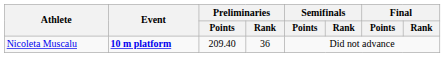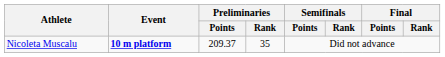(222, 44) 209.40 -> (222, 44) 209.37
(265, 44) 36 -> (265, 44) 35
